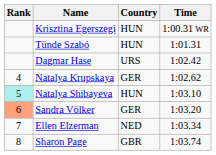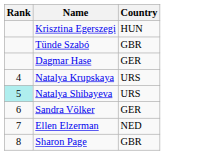- column: (186, 12)
(132, 45) HUN -> (131, 45) GBR
(130, 61) URS -> (131, 61) GER
(131, 77) GER -> (130, 77) URS
(132, 93) HUN -> (130, 93) URS
(19, 110) lightsalmon background -> (19, 110) no background
